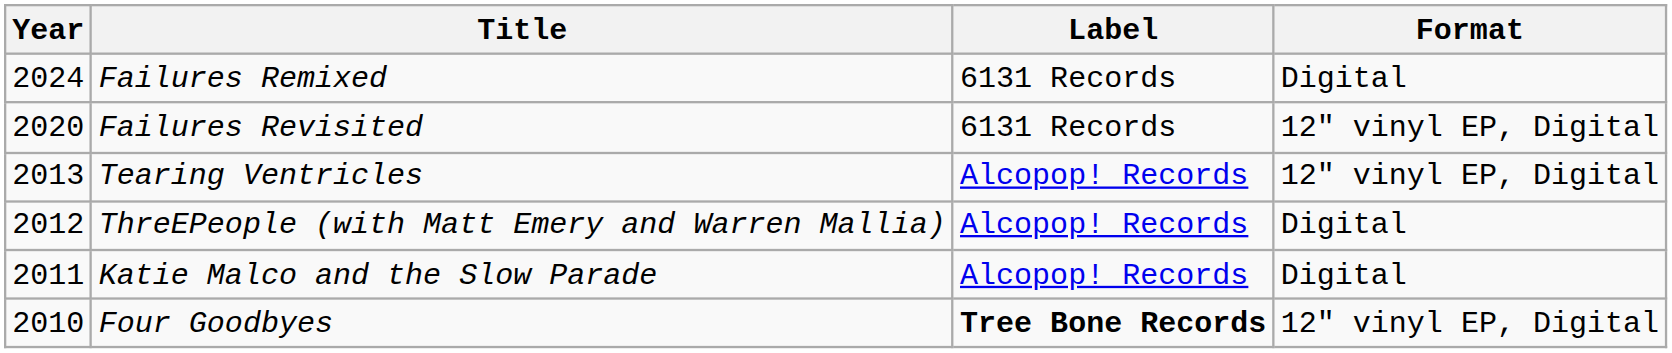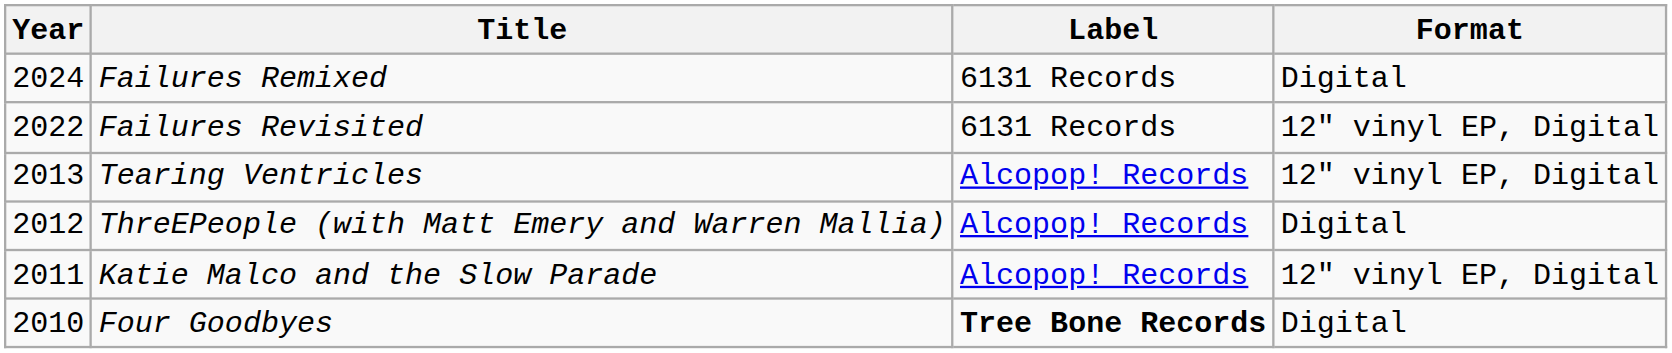(48, 128) 2020 -> (48, 128) 2022
(1344, 274) Digital -> (1470, 274) 12" vinyl EP, Digital
(1470, 323) 12" vinyl EP, Digital -> (1344, 323) Digital
